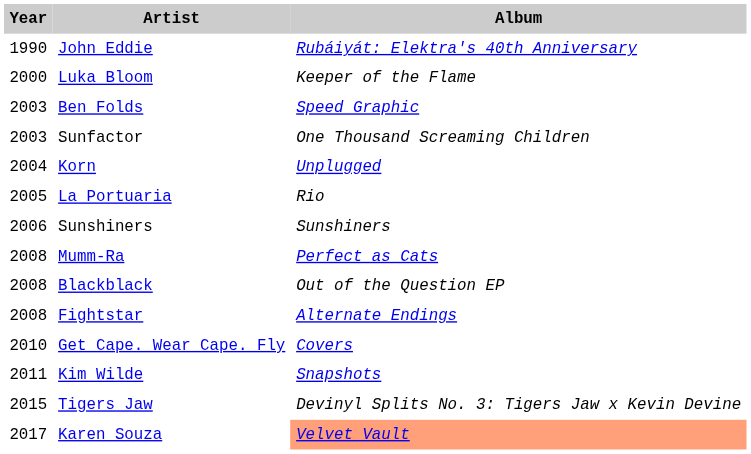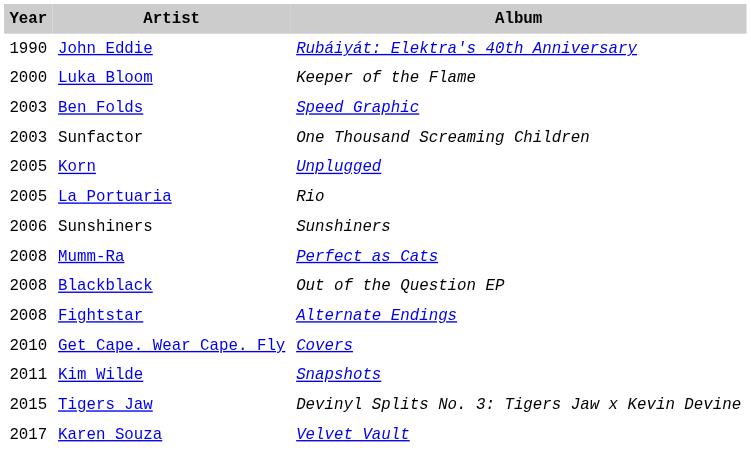(28, 167) 2004 -> (28, 167) 2005
(353, 435) lightsalmon background -> (353, 435) no background
